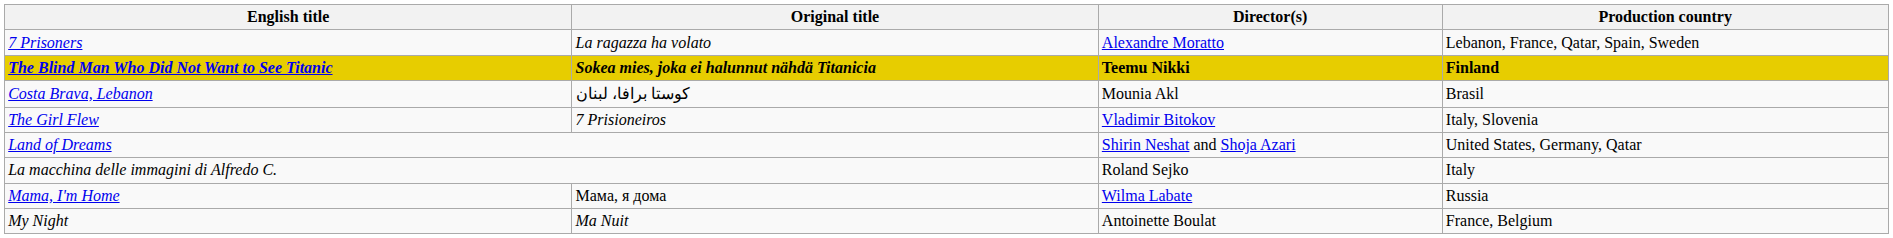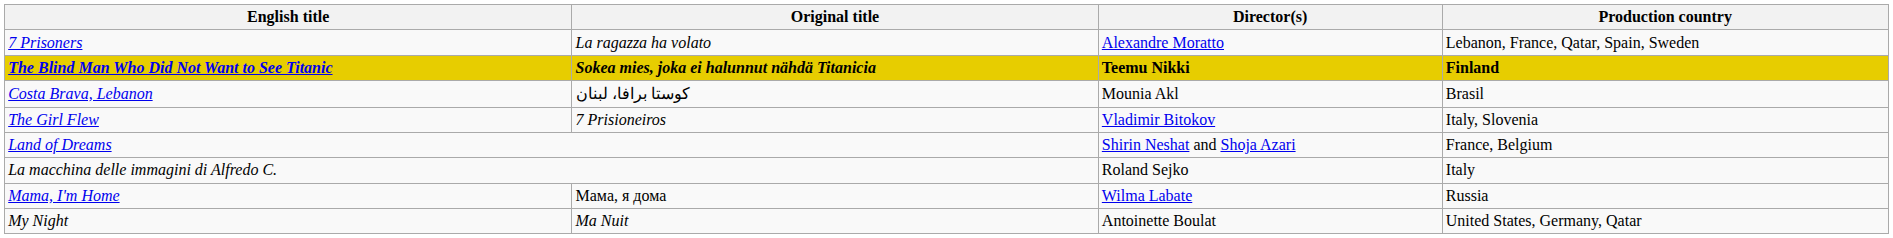(1544, 145) United States, Germany, Qatar -> (1499, 145) France, Belgium
(1499, 221) France, Belgium -> (1544, 221) United States, Germany, Qatar
